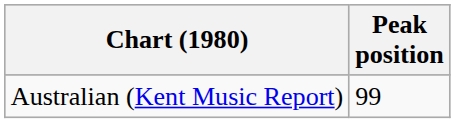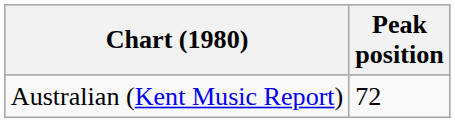(368, 95) 99 -> (368, 95) 72
